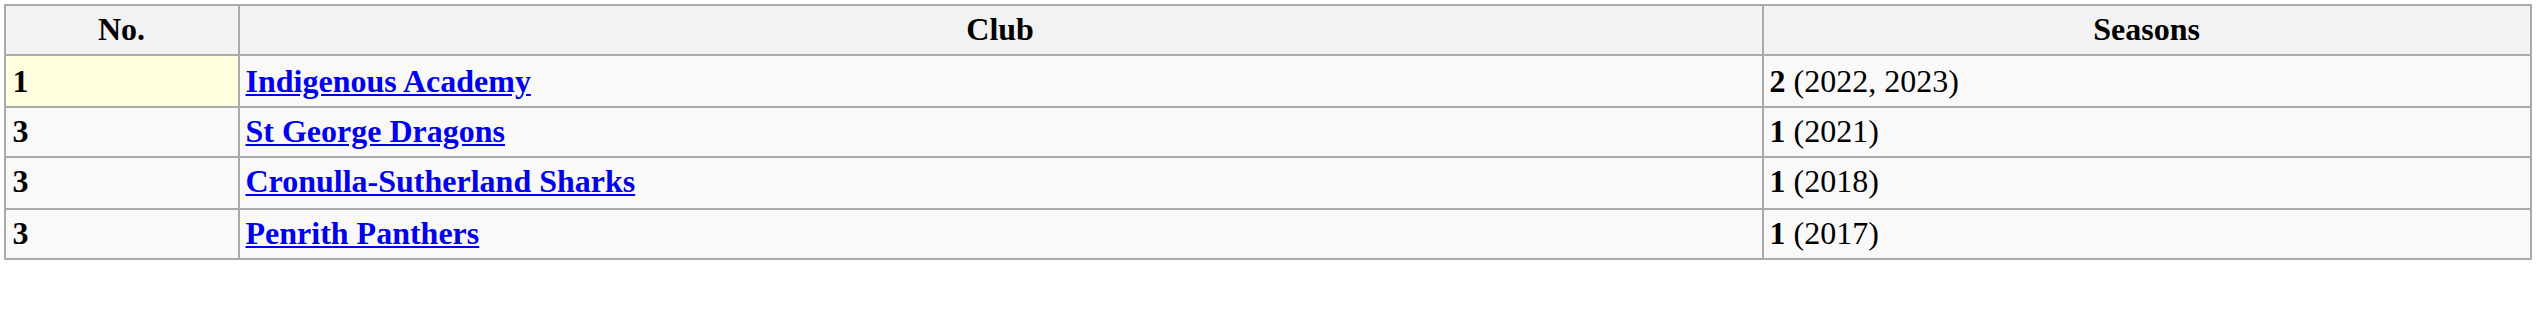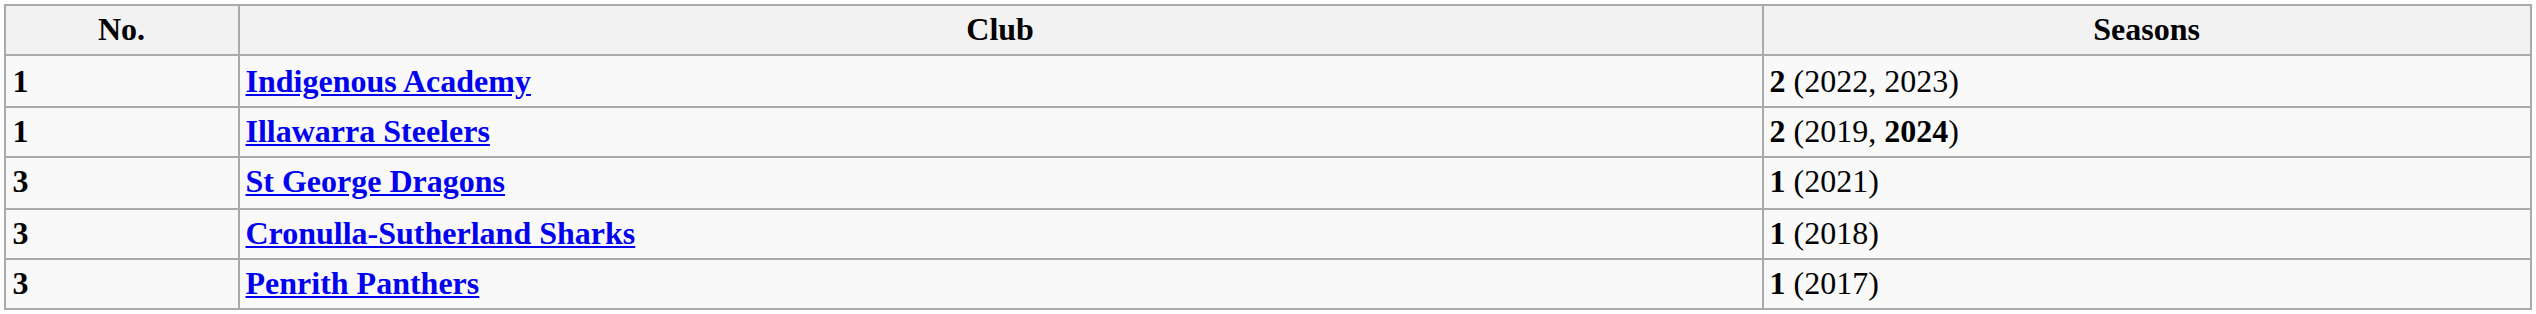(20, 80) lightyellow background -> (20, 80) no background
+ row: (368, 131)
